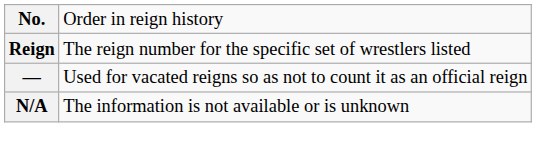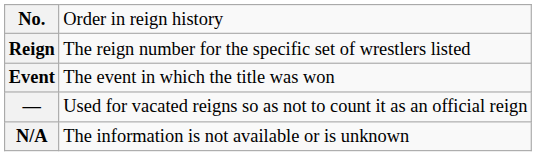+ row: (32, 77)
